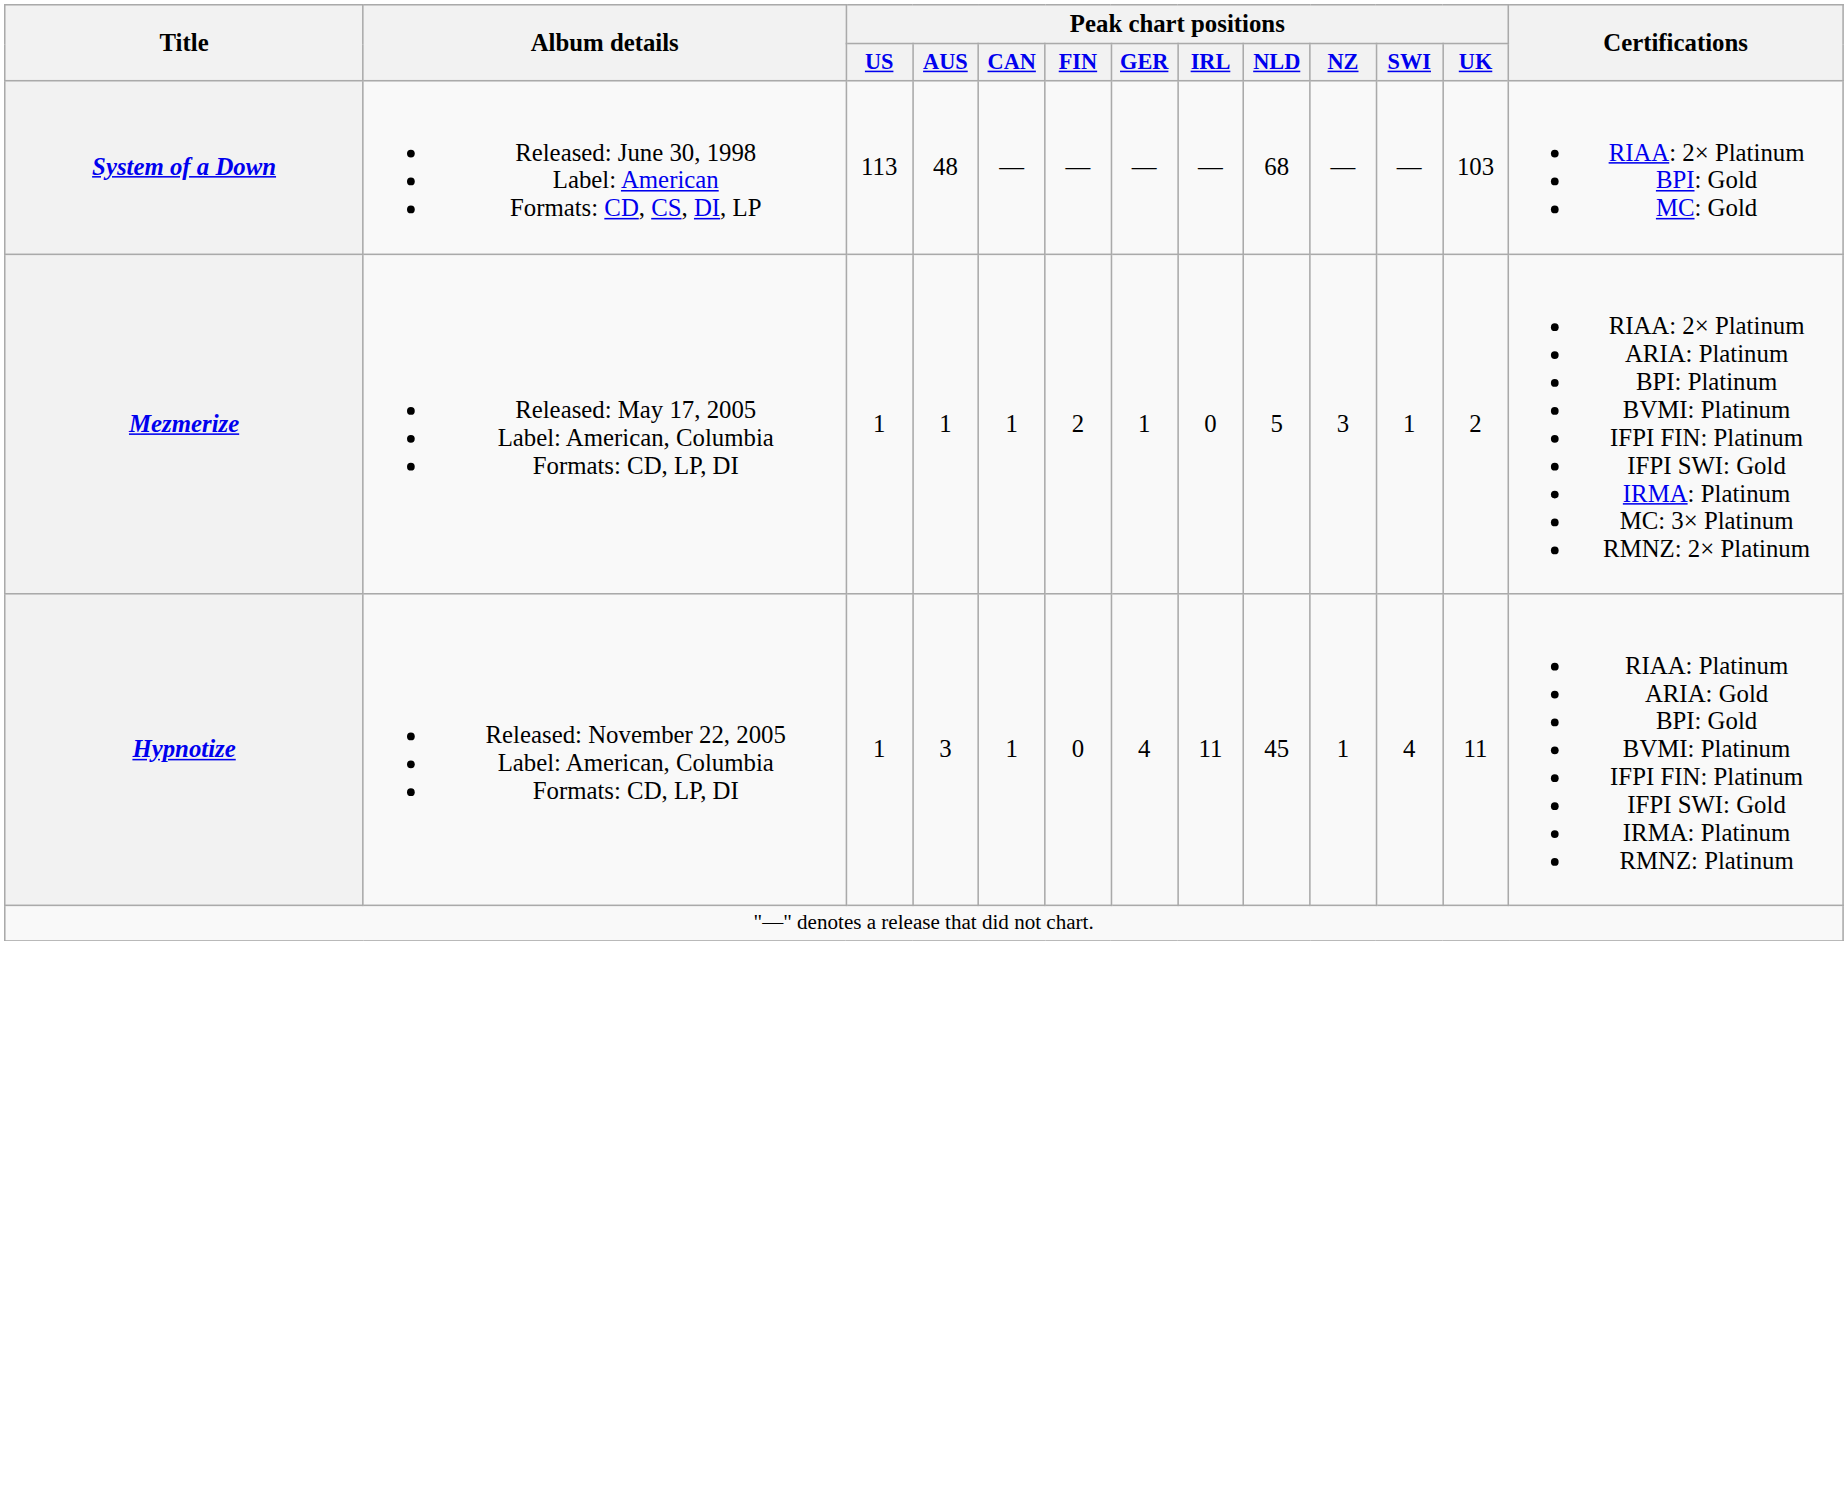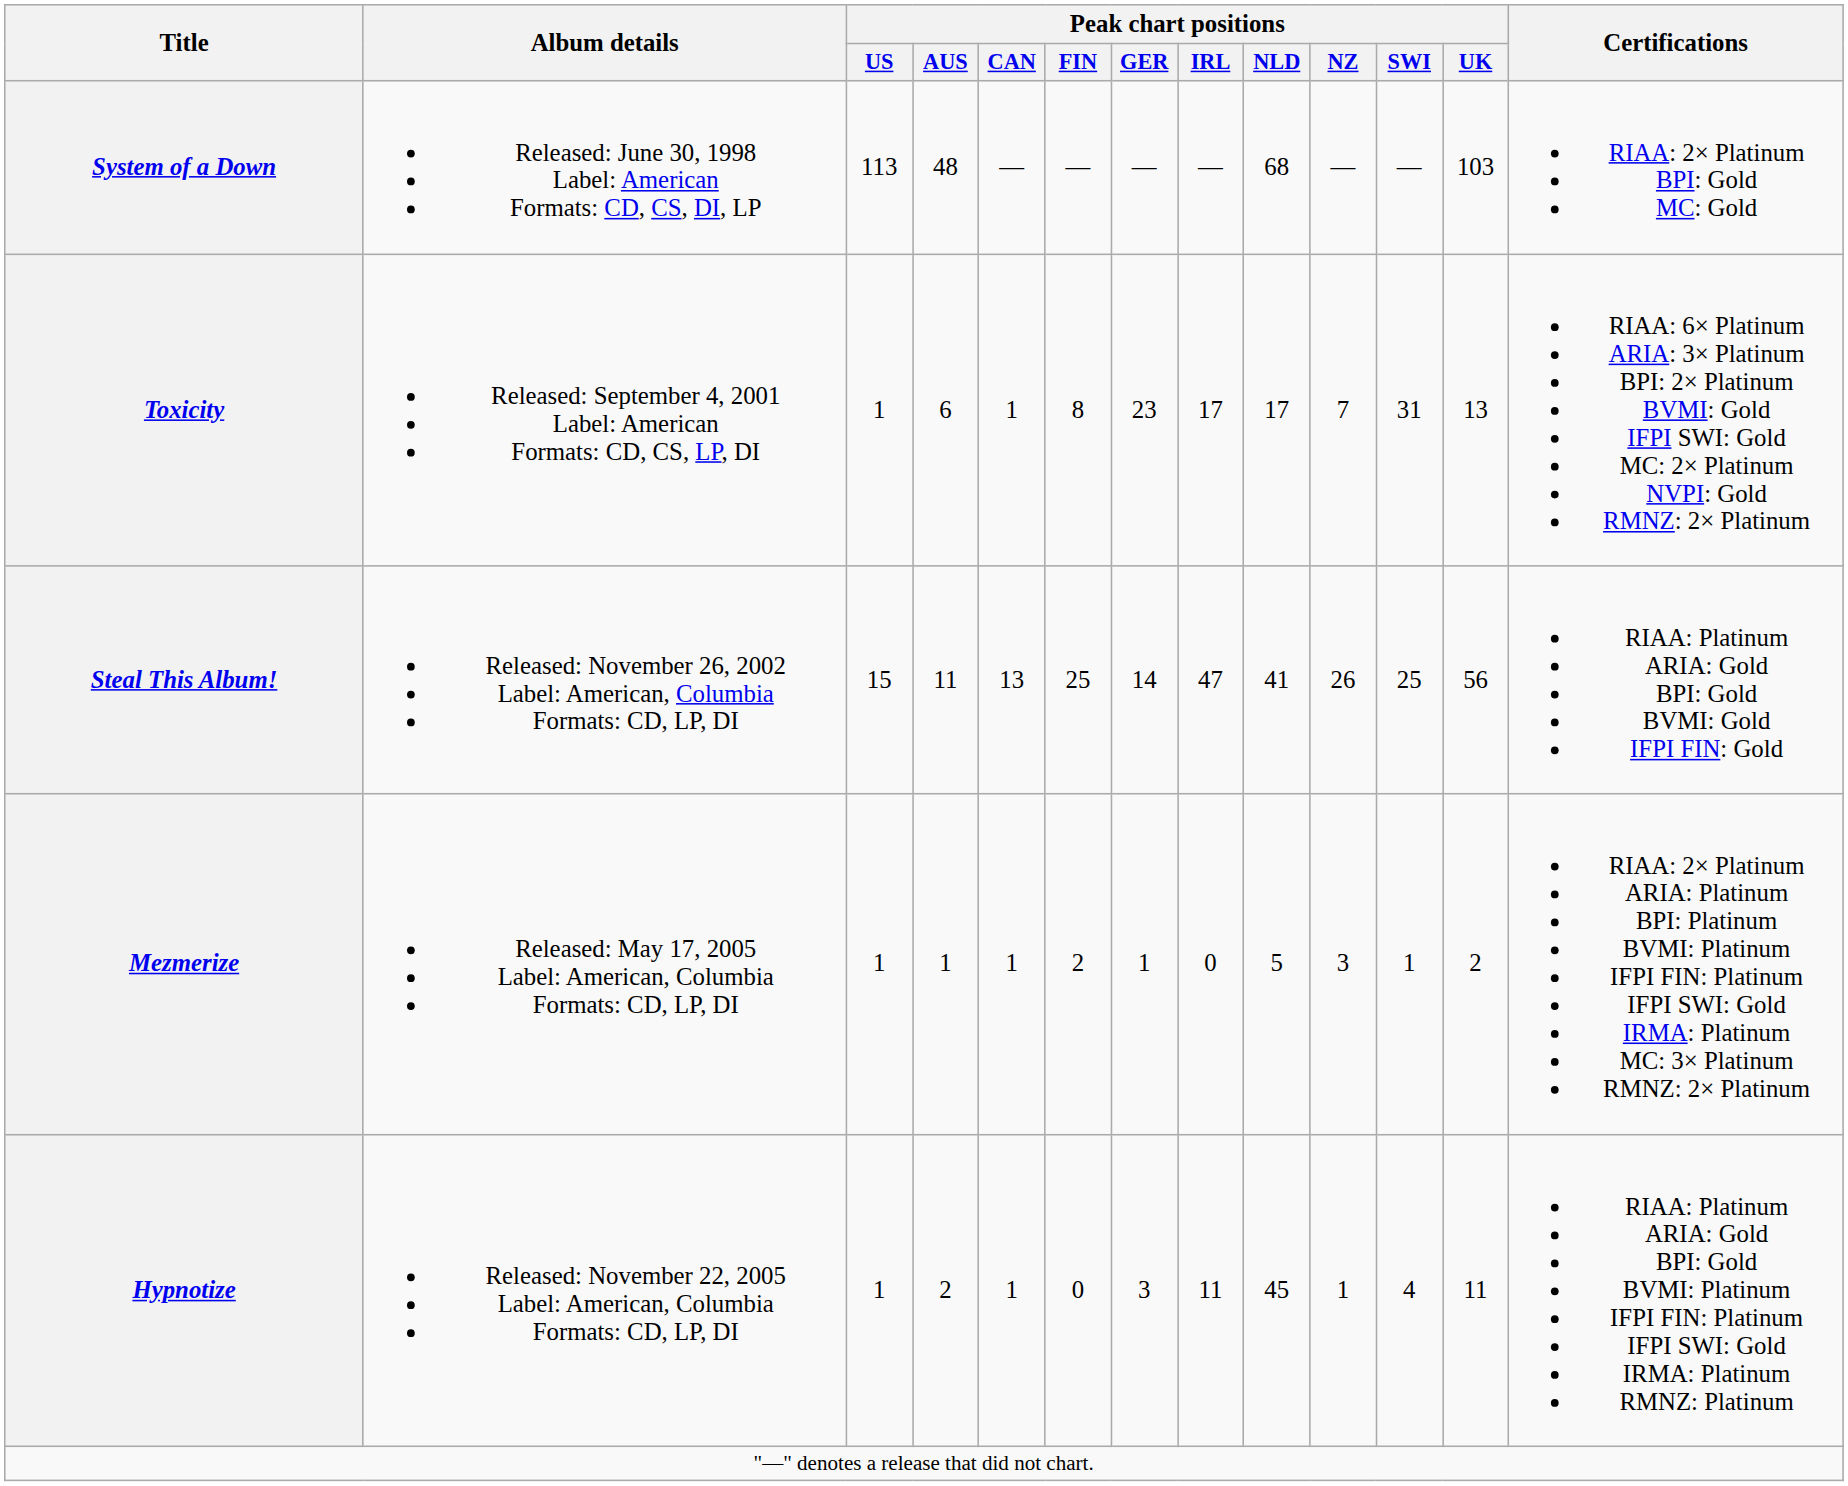+ row: (184, 409)
+ row: (184, 679)
(945, 749) 3 -> (945, 1289) 2
(1144, 749) 4 -> (1144, 1289) 3
